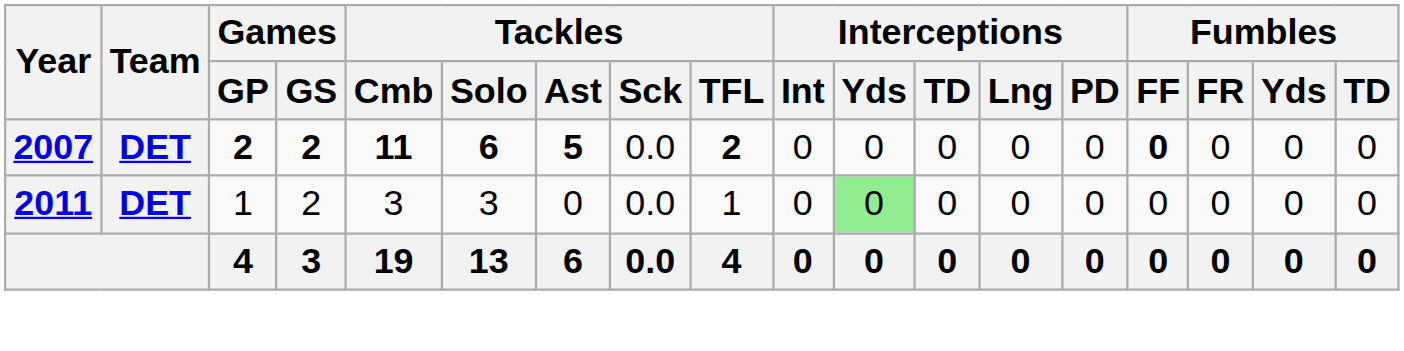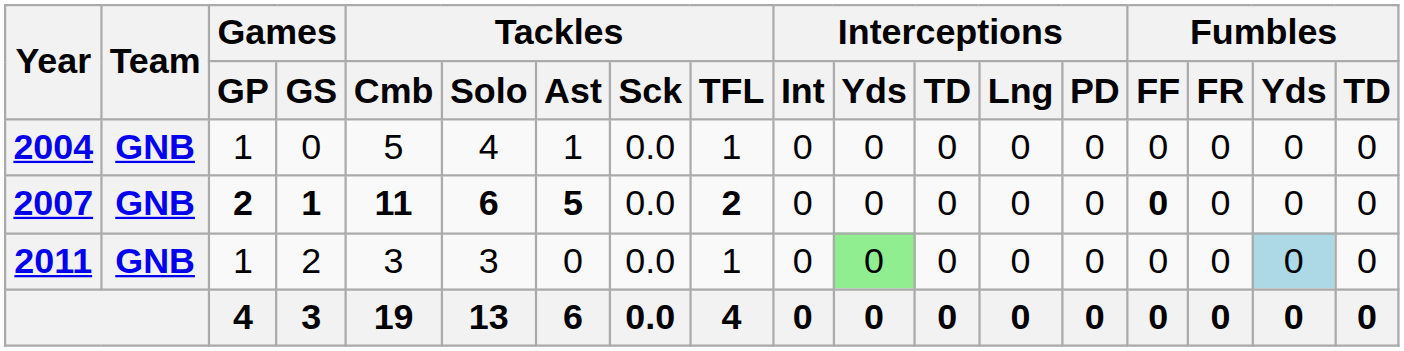+ row: (53, 146)
(155, 146) DET -> (155, 203) GNB
(311, 146) 2 -> (311, 203) 1
(155, 203) DET -> (155, 260) GNB
(1294, 203) no background -> (1294, 260) lightblue background
